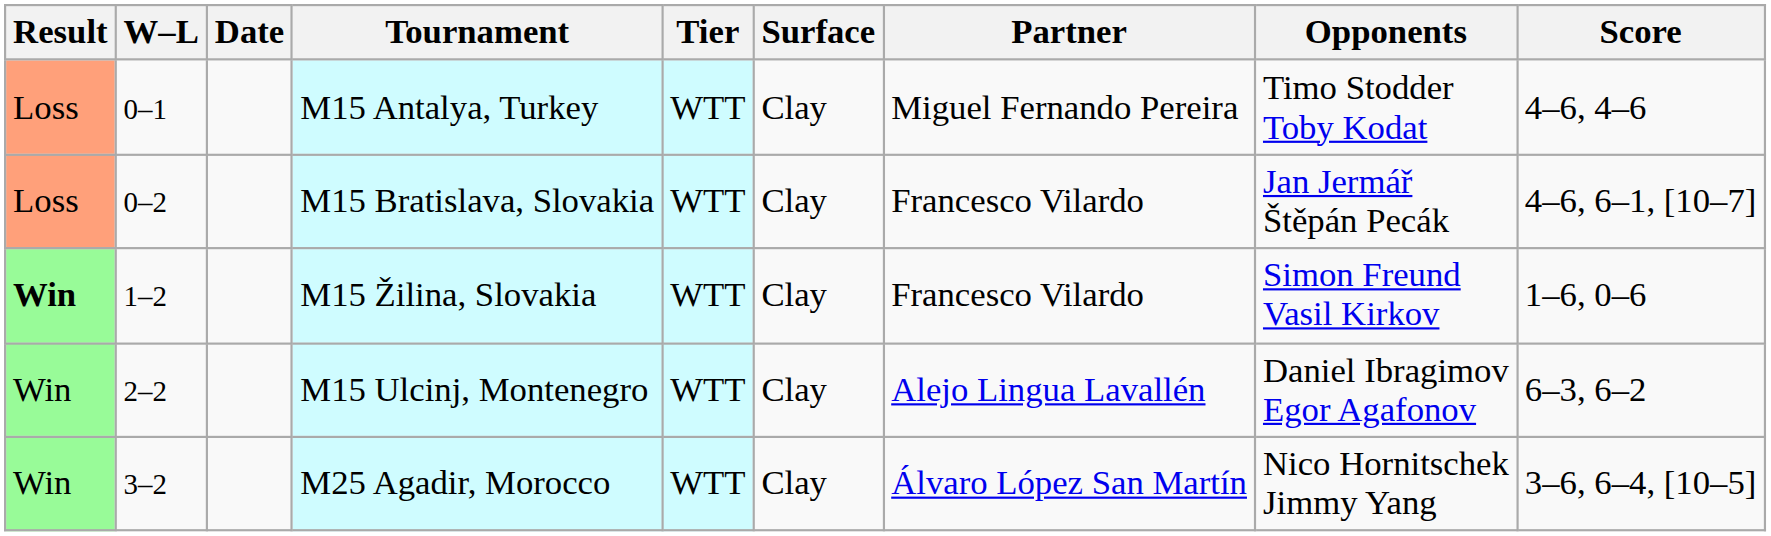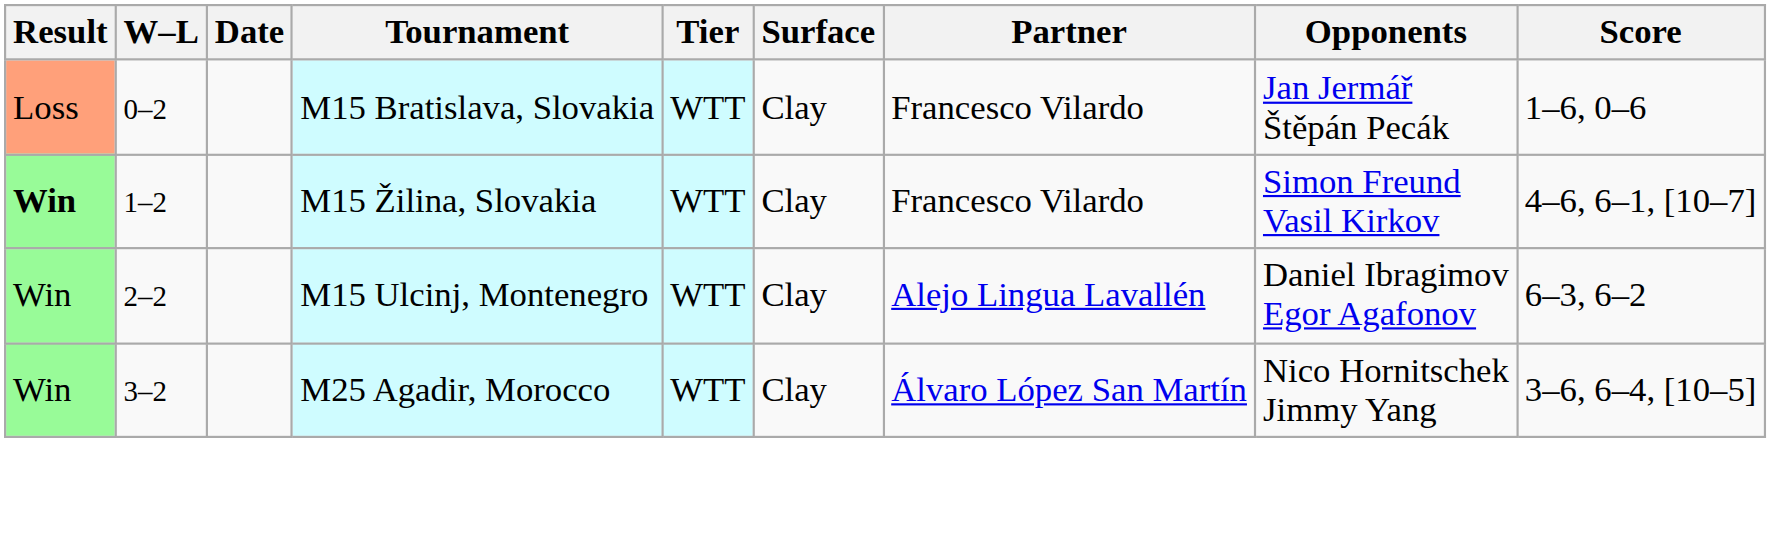- row: (449, 106)
(1641, 200) 4–6, 6–1, [10–7] -> (1586, 106) 1–6, 0–6
(1586, 294) 1–6, 0–6 -> (1641, 200) 4–6, 6–1, [10–7]
